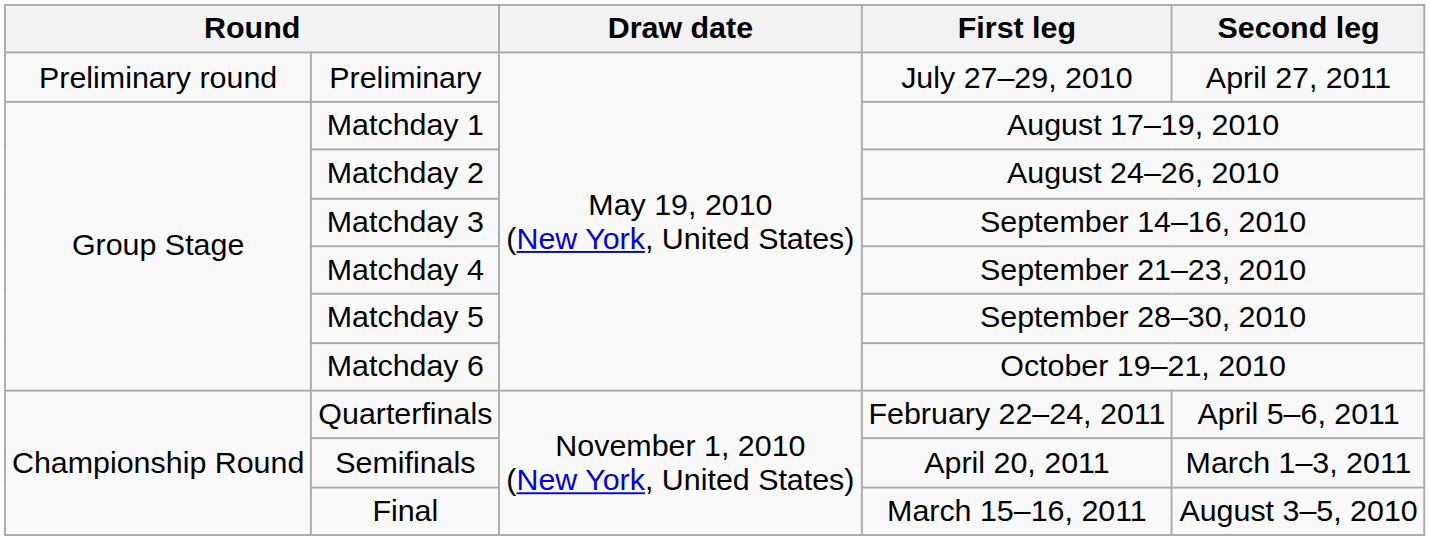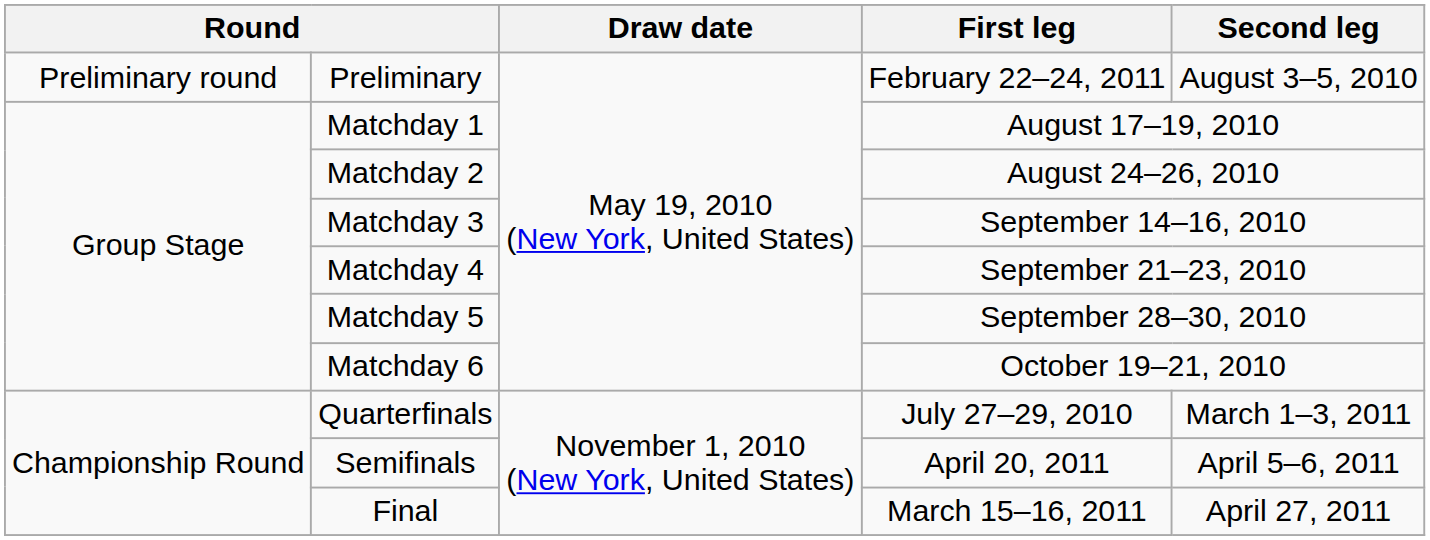(1017, 76) July 27–29, 2010 -> (1017, 76) February 22–24, 2011
(1299, 76) April 27, 2011 -> (1299, 76) August 3–5, 2010
(1017, 414) February 22–24, 2011 -> (1017, 414) July 27–29, 2010
(1299, 414) April 5–6, 2011 -> (1299, 414) March 1–3, 2011
(1299, 462) March 1–3, 2011 -> (1299, 462) April 5–6, 2011
(1299, 510) August 3–5, 2010 -> (1299, 510) April 27, 2011
